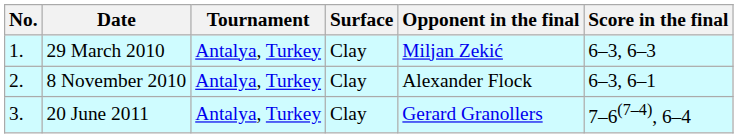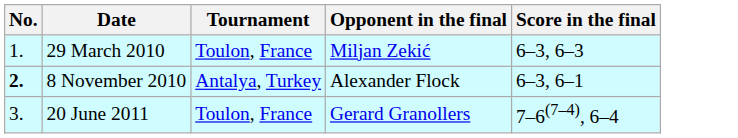- column: (362, 19)
(258, 50) Antalya, Turkey -> (254, 50) Toulon, France
(16, 81) normal -> (16, 81) bold
(258, 114) Antalya, Turkey -> (254, 114) Toulon, France
